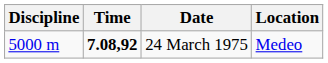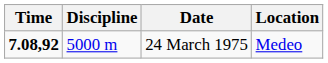columns swapped: (44, 17) <-> (112, 17)
